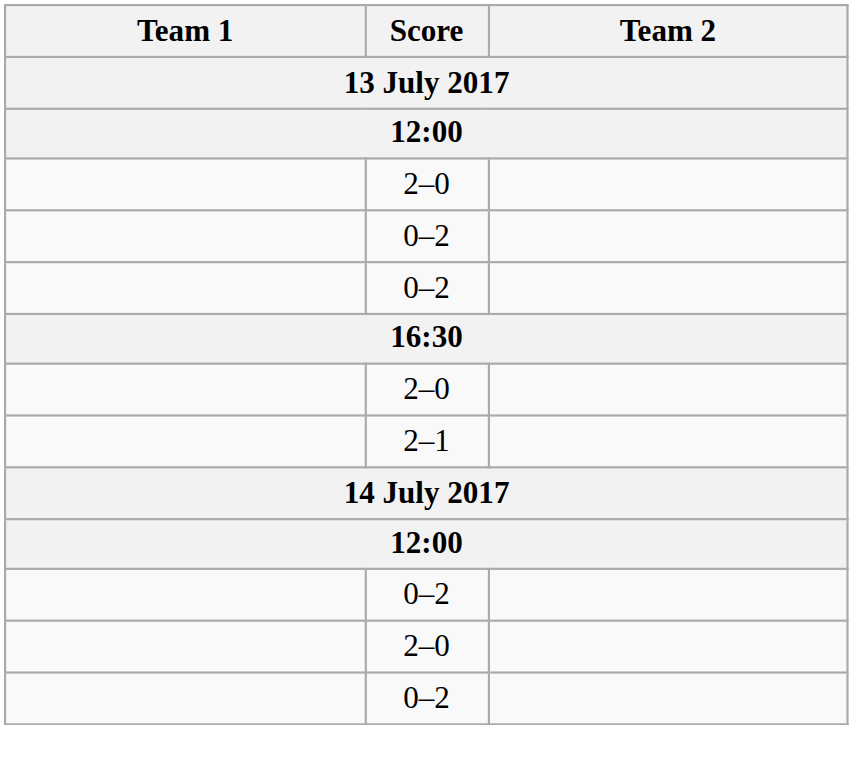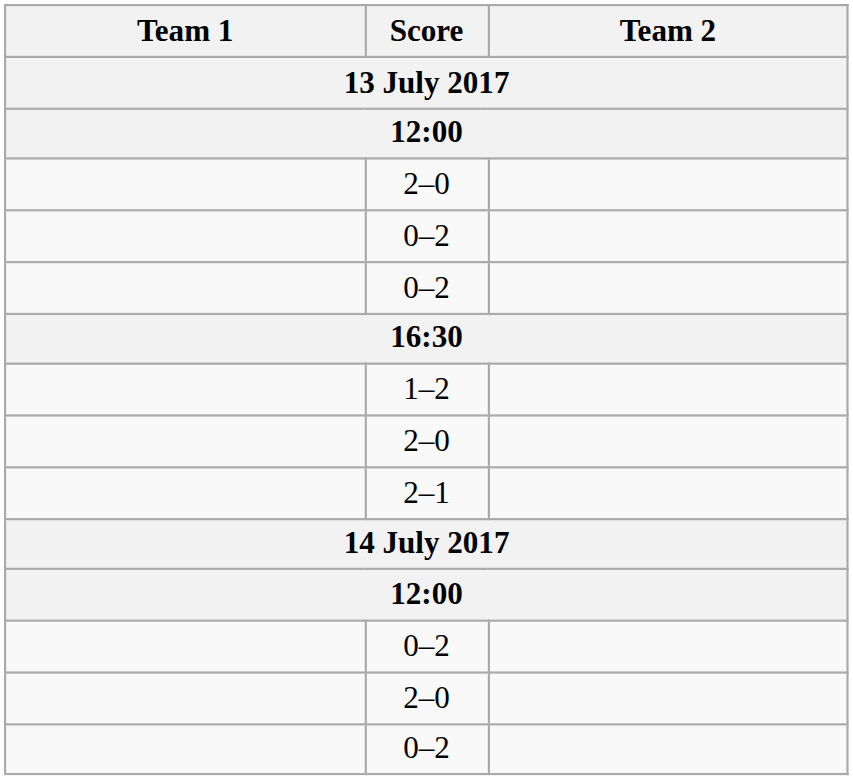+ row: (185, 390)
